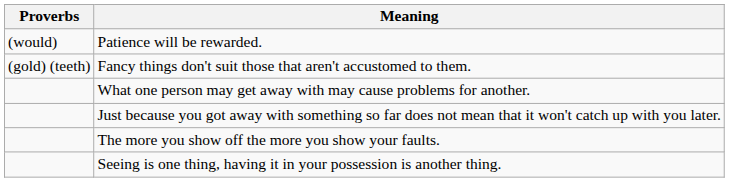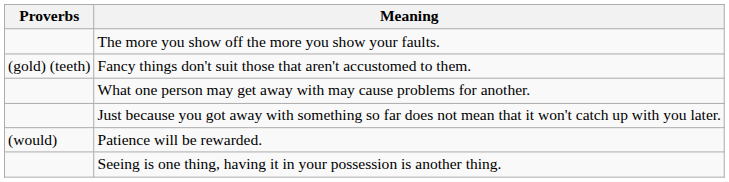rows swapped: (269, 139) <-> (180, 41)
